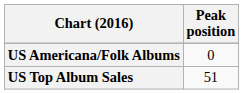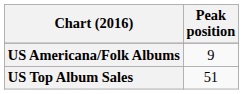(211, 54) 0 -> (211, 54) 9
